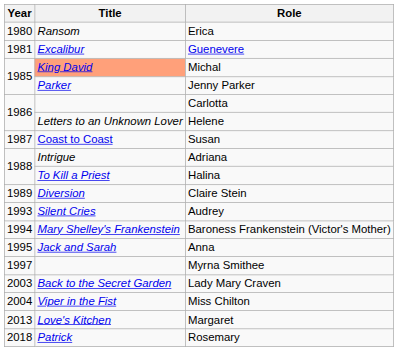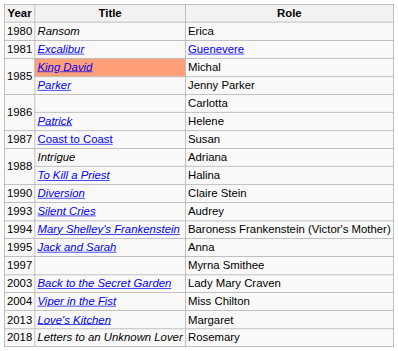(110, 121) Letters to an Unknown Lover -> (55, 121) Patrick
(20, 193) 1989 -> (20, 193) 1990
(55, 337) Patrick -> (110, 337) Letters to an Unknown Lover
